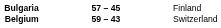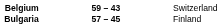rows swapped: (22, 8) <-> (22, 19)
